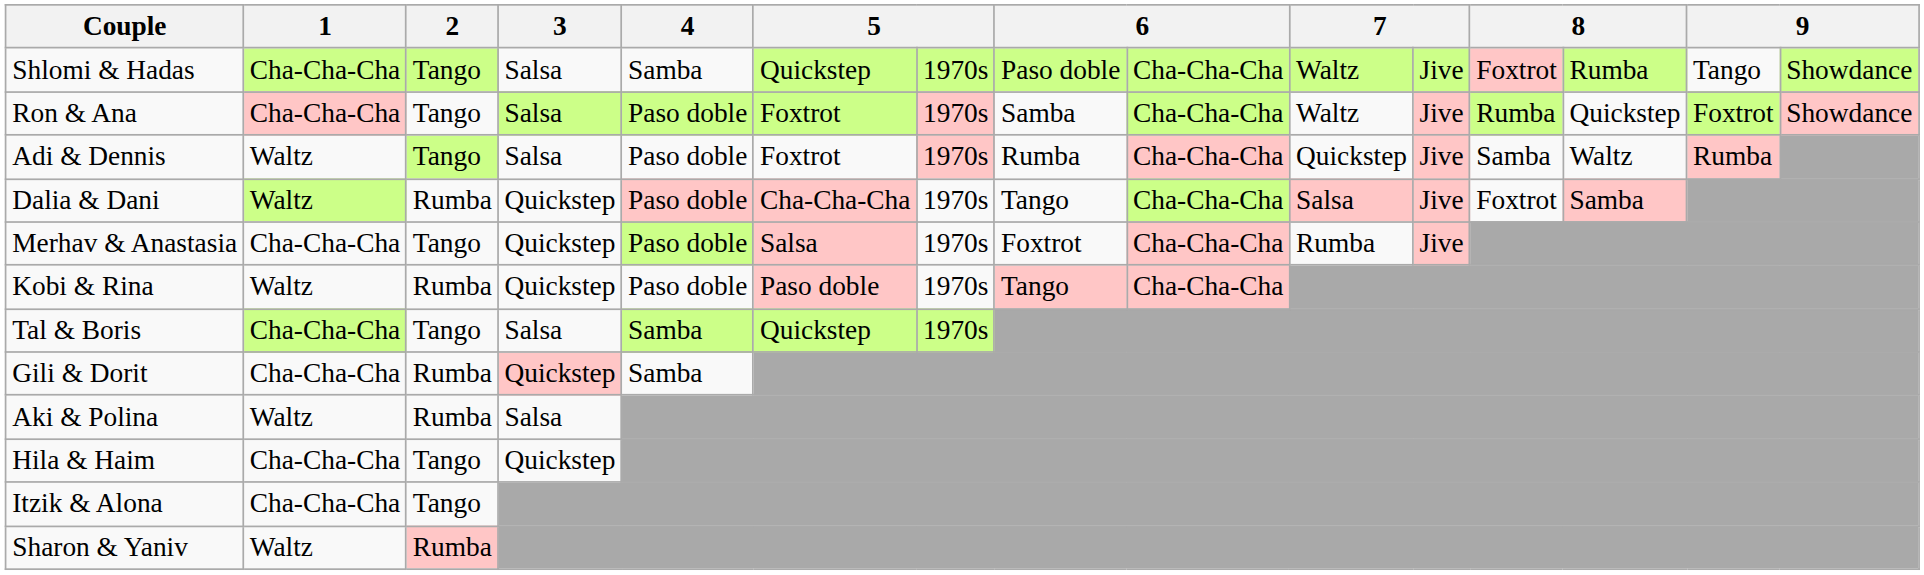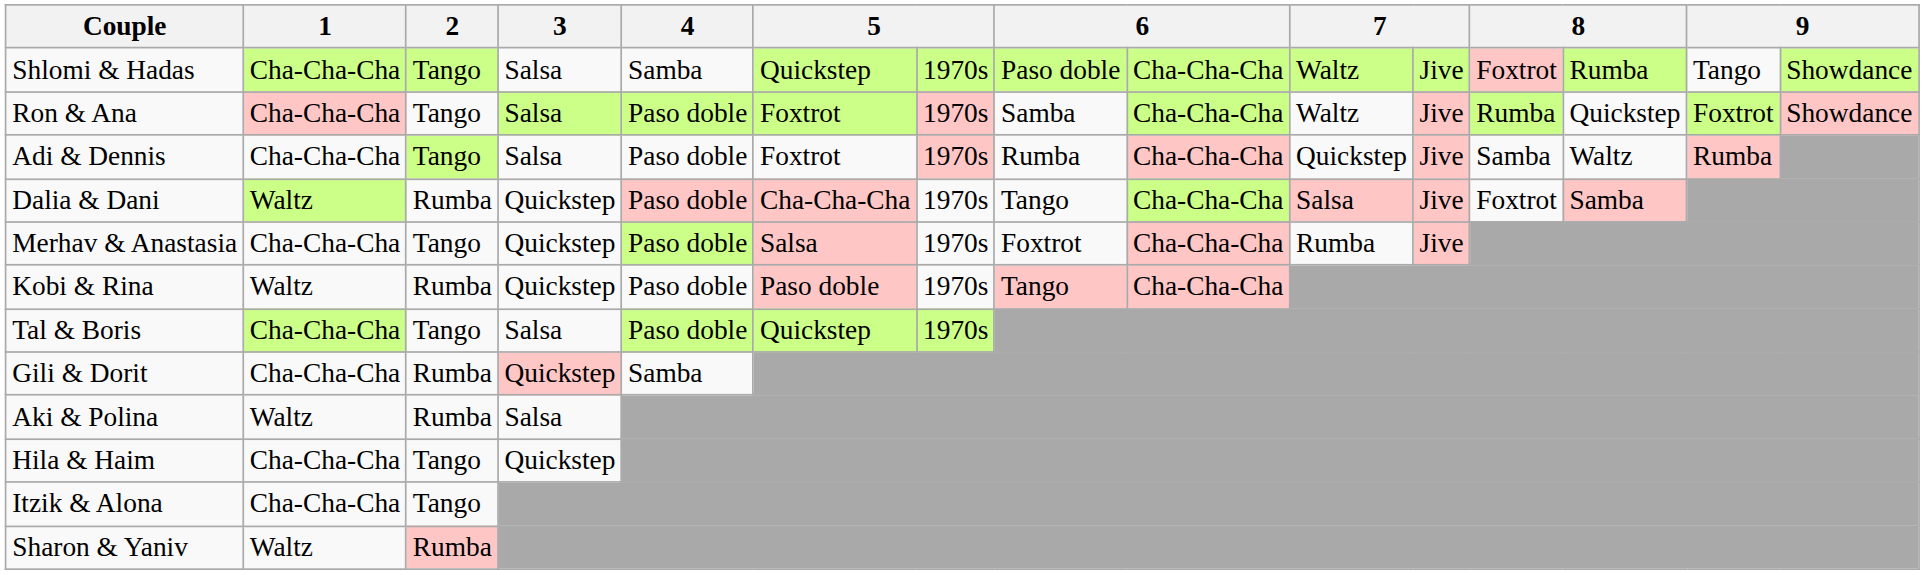(281, 156) Waltz -> (325, 156) Cha-Cha-Cha
(665, 329) Samba -> (688, 329) Paso doble
